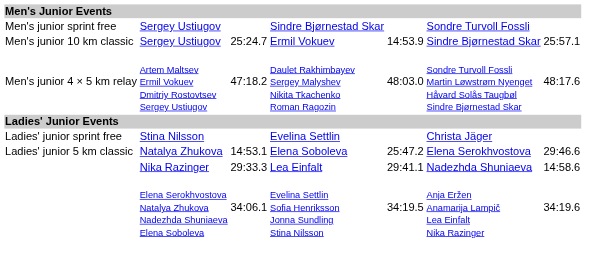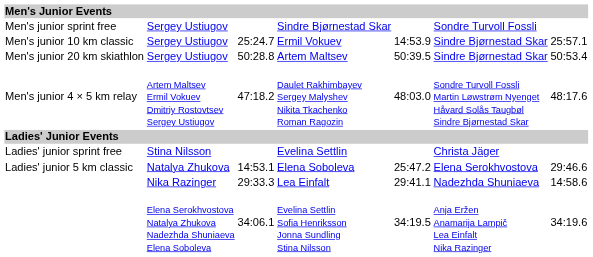+ row: (312, 56)
